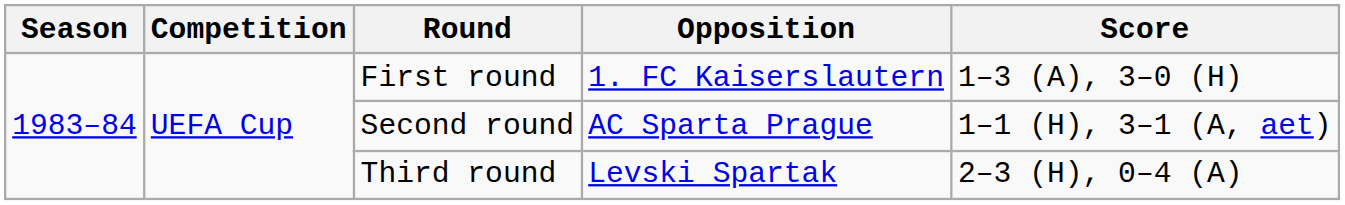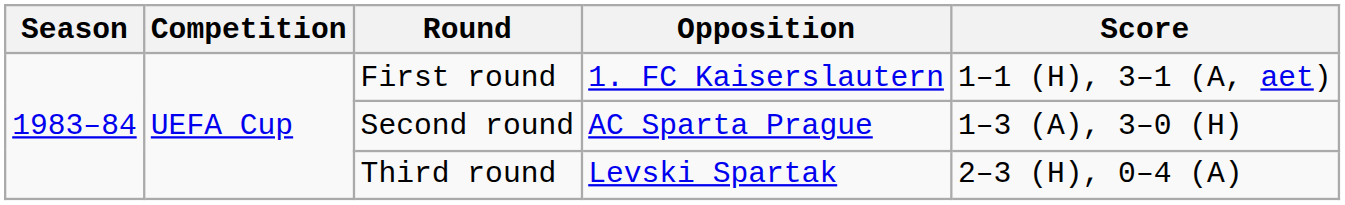(1100, 78) 1–3 (A), 3–0 (H) -> (1145, 78) 1–1 (H), 3–1 (A, aet)
(1145, 126) 1–1 (H), 3–1 (A, aet) -> (1100, 126) 1–3 (A), 3–0 (H)
